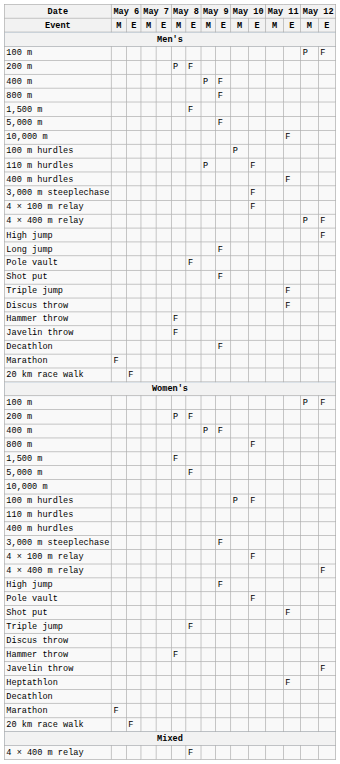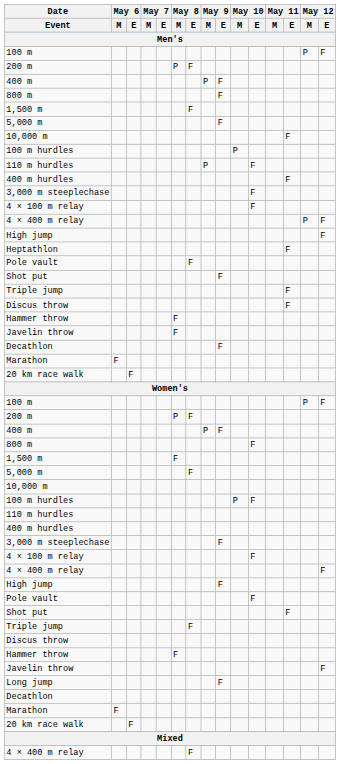rows swapped: (30, 249) <-> (32, 683)
